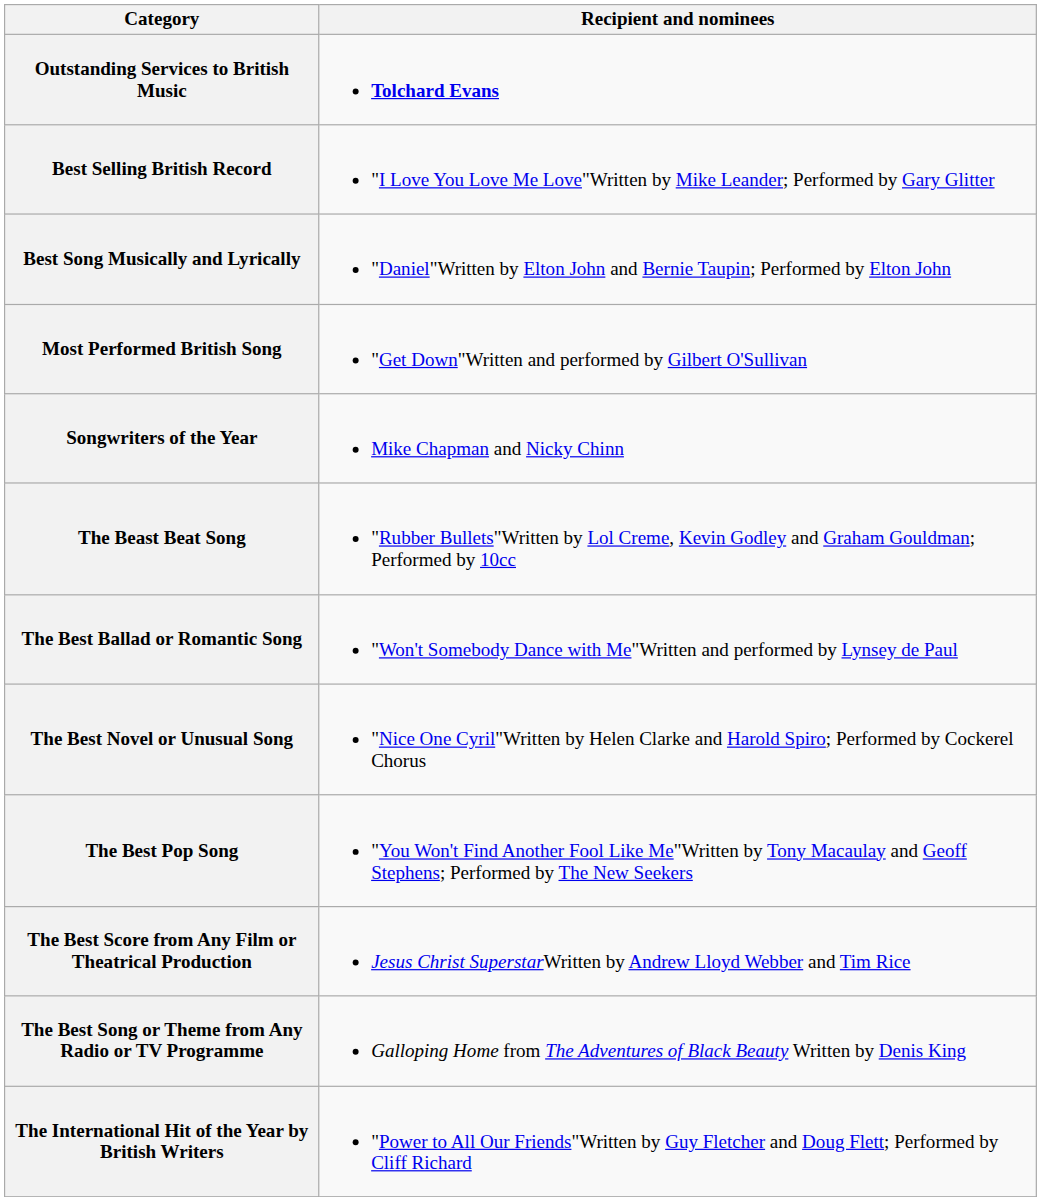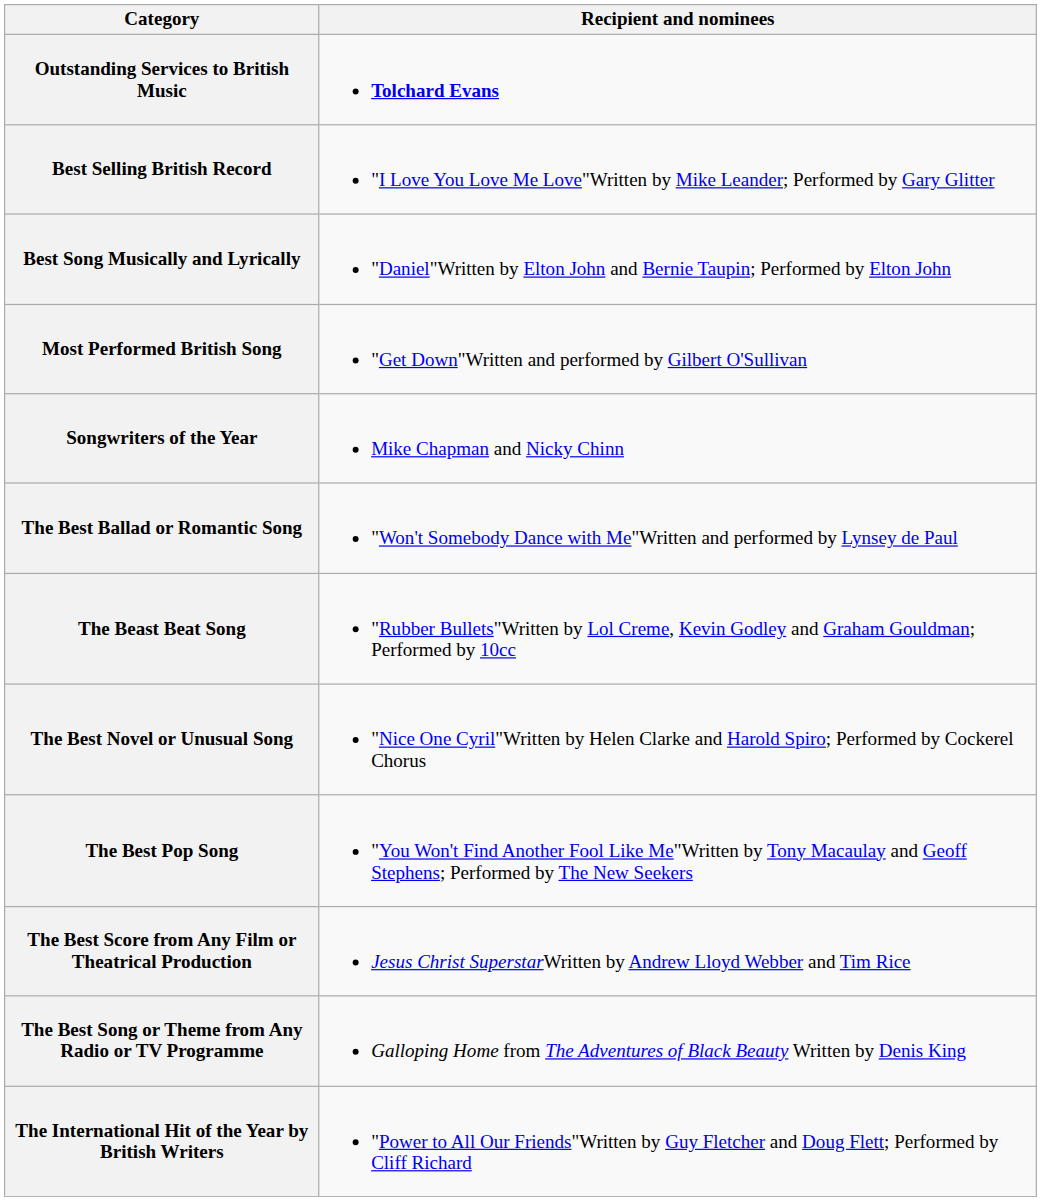rows swapped: (162, 639) <-> (162, 538)
